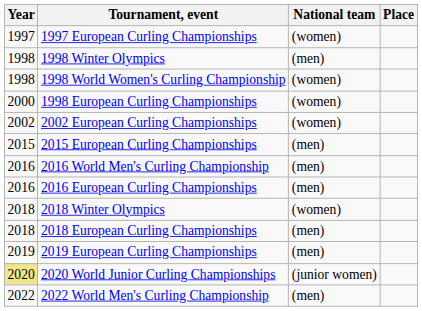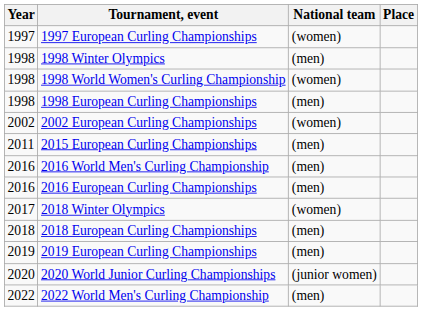(21, 101) 2000 -> (21, 101) 1998
(316, 101) (women) -> (308, 101) (men)
(21, 144) 2015 -> (21, 144) 2011
(21, 209) 2018 -> (21, 209) 2017
(21, 274) khaki background -> (21, 274) no background
